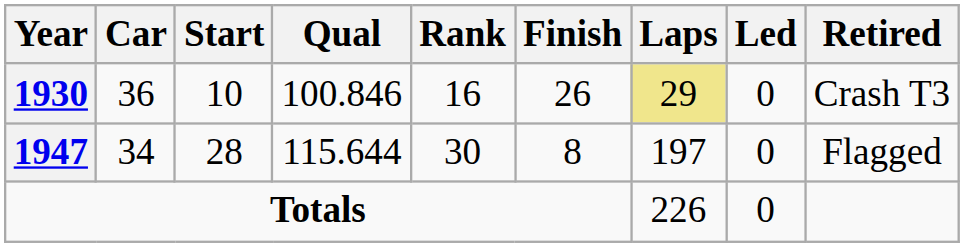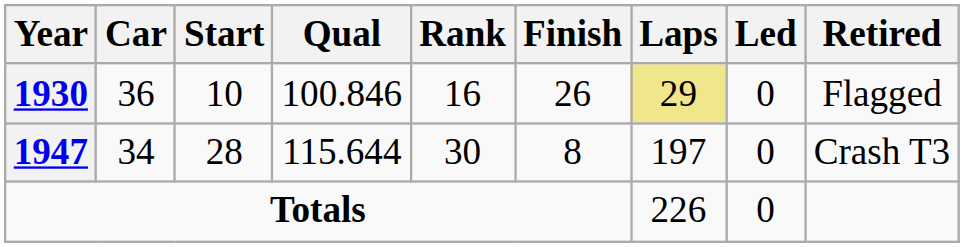(882, 92) Crash T3 -> (882, 92) Flagged
(882, 151) Flagged -> (882, 151) Crash T3
